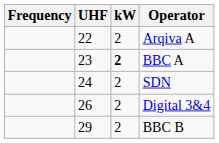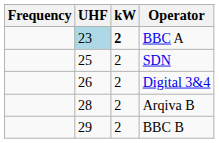- row: (169, 37)
(85, 60) no background -> (85, 37) lightblue background
(85, 82) 24 -> (85, 60) 25
+ row: (169, 104)
